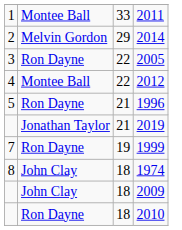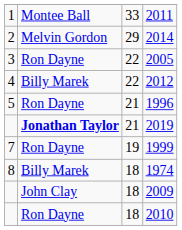(56, 81) Montee Ball -> (55, 81) Billy Marek
(65, 125) normal -> (70, 125) bold
(49, 170) John Clay -> (55, 170) Billy Marek
